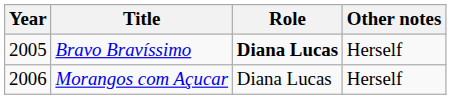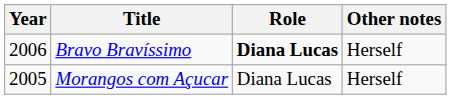(28, 49) 2005 -> (28, 49) 2006
(28, 79) 2006 -> (28, 79) 2005
